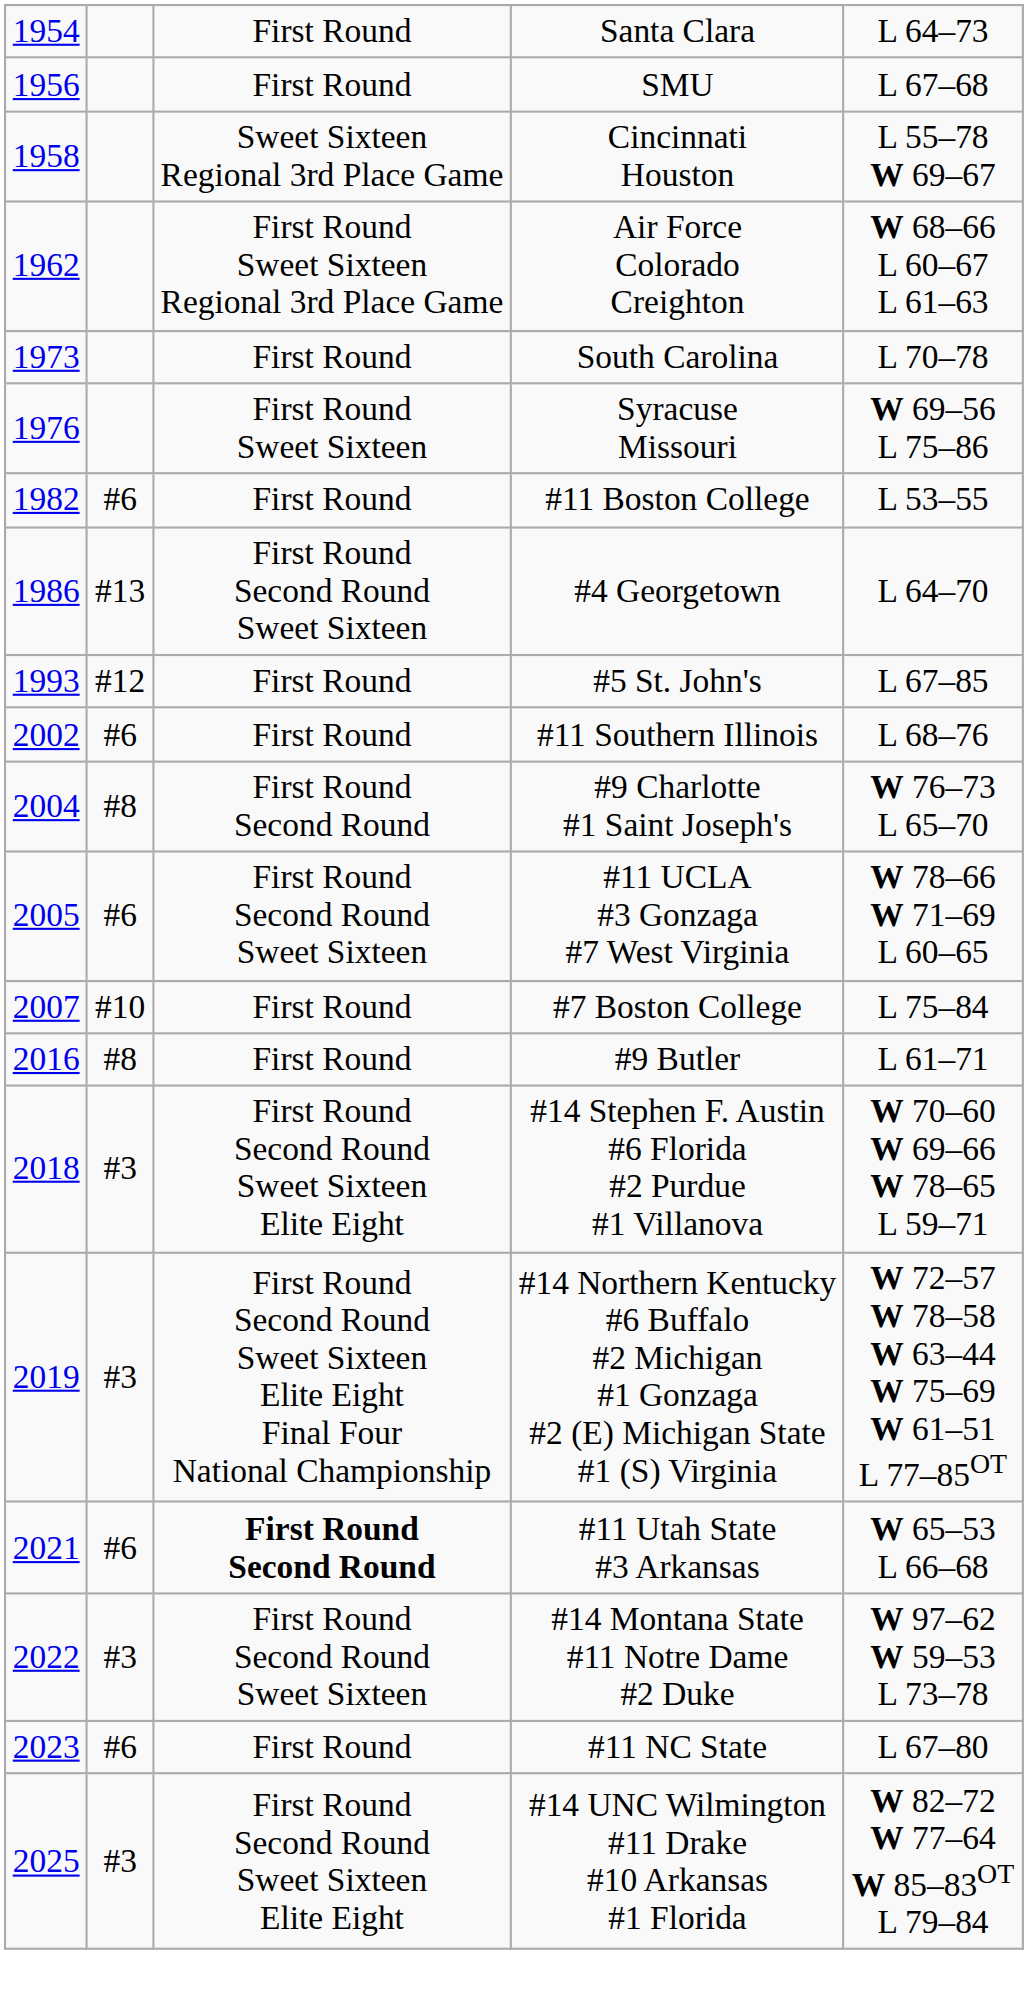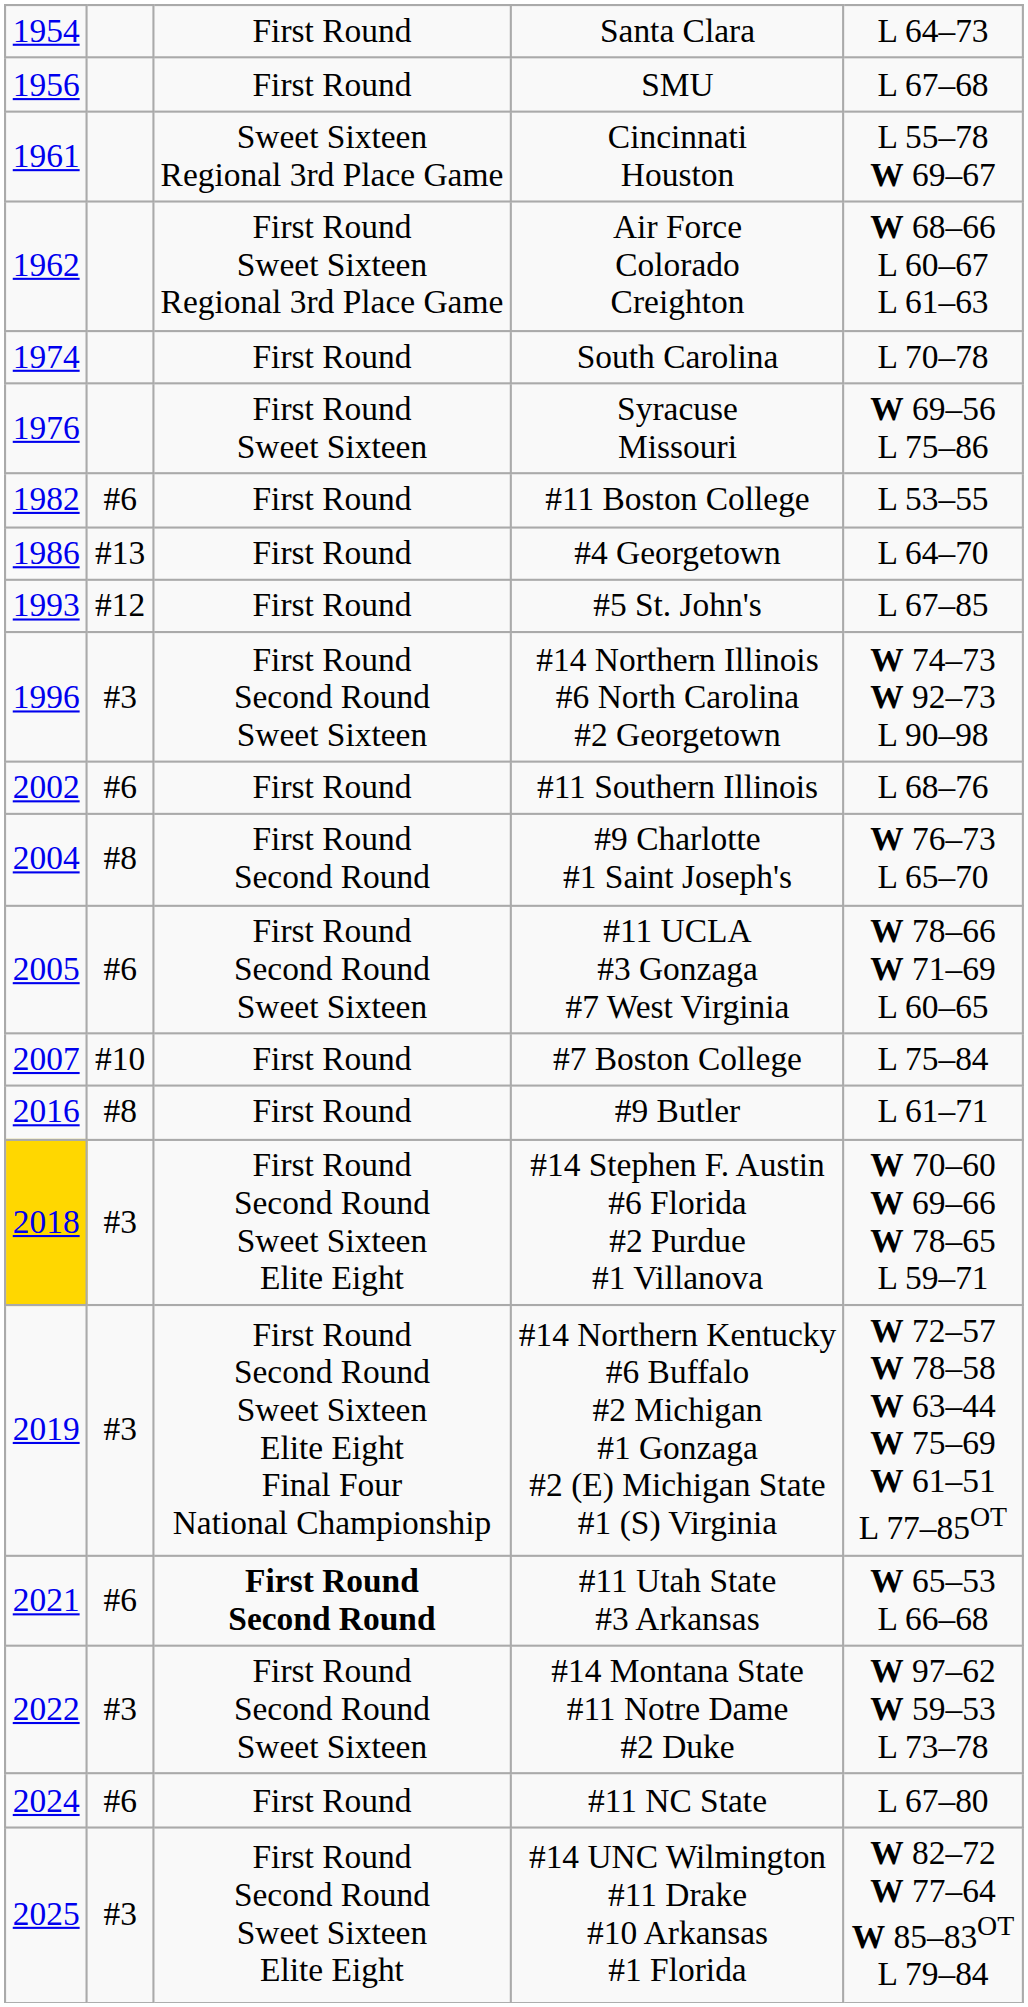(46, 155) 1958 -> (46, 155) 1961
(46, 356) 1973 -> (46, 356) 1974
(332, 590) First Round Second Round Sweet Sixteen -> (332, 552) First Round
+ row: (678, 696)
(46, 1168) no background -> (46, 1221) gold background
(46, 1747) 2023 -> (46, 1800) 2024
